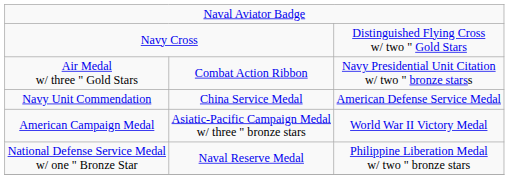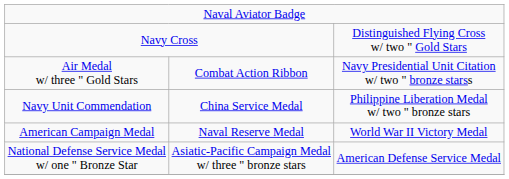(419, 99) American Defense Service Medal -> (419, 106) Philippine Liberation Medal w/ two " bronze stars
(251, 125) Asiatic-Pacific Campaign Medal w/ three " bronze stars -> (251, 132) Naval Reserve Medal
(251, 158) Naval Reserve Medal -> (251, 158) Asiatic-Pacific Campaign Medal w/ three " bronze stars
(419, 158) Philippine Liberation Medal w/ two " bronze stars -> (419, 158) American Defense Service Medal
